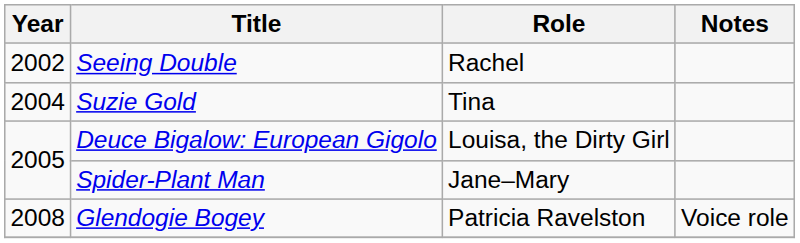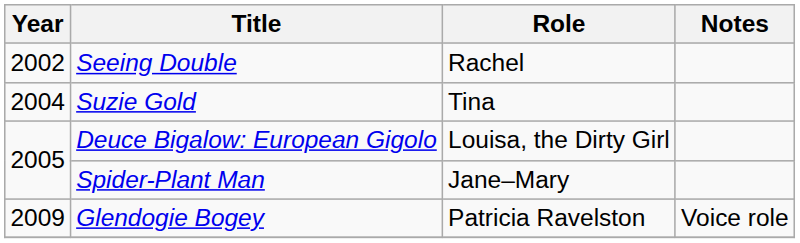(38, 218) 2008 -> (38, 218) 2009
